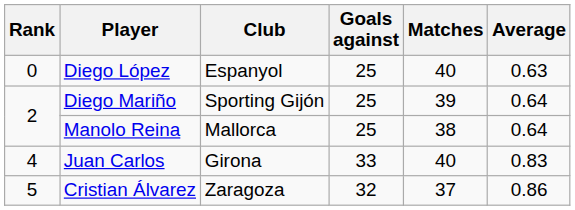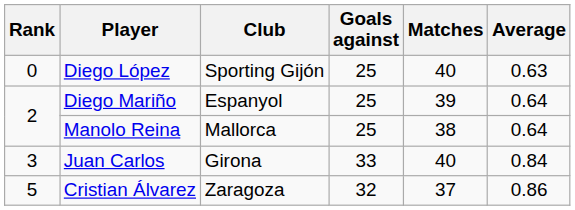(244, 70) Espanyol -> (265, 70) Sporting Gijón
(265, 100) Sporting Gijón -> (244, 100) Espanyol
(32, 160) 4 -> (32, 160) 3
(529, 160) 0.83 -> (529, 160) 0.84
